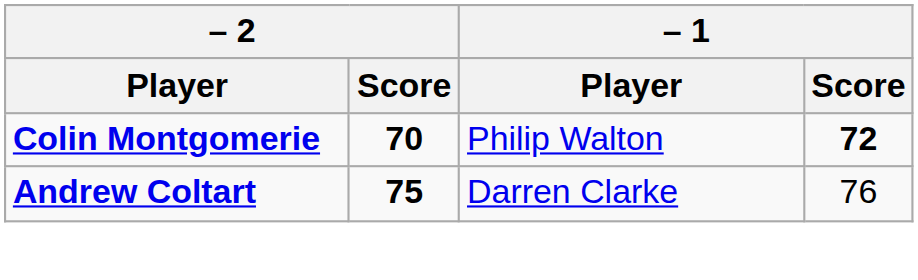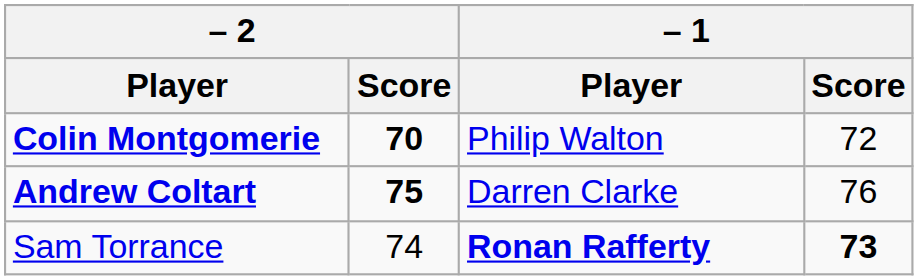(858, 138) bold -> (858, 138) normal
+ row: (118, 246)
